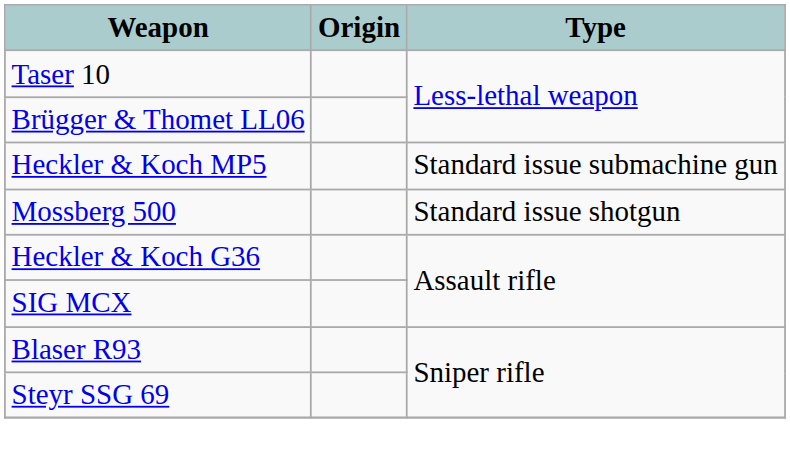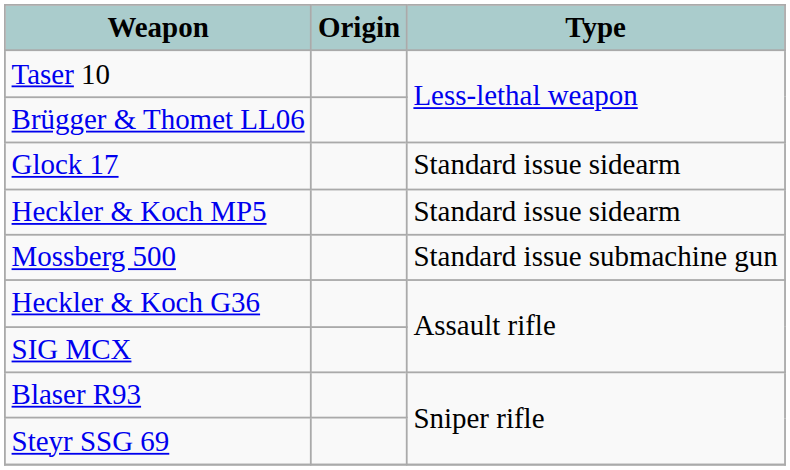+ row: (65, 165)
(596, 165) Standard issue submachine gun -> (547, 211) Standard issue sidearm
(547, 211) Standard issue shotgun -> (596, 257) Standard issue submachine gun
